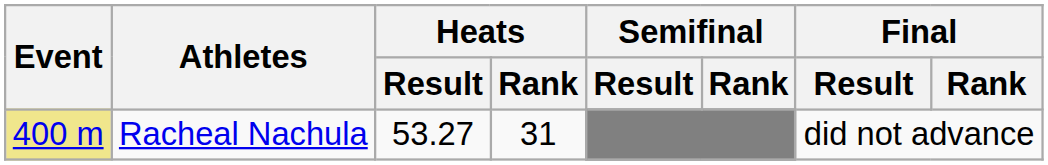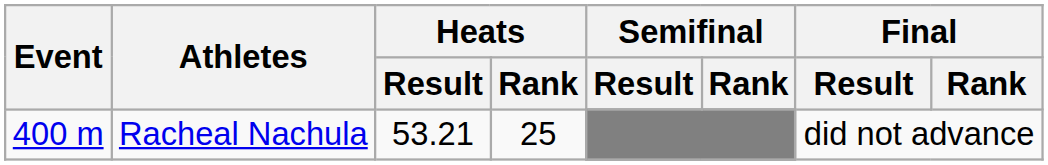(58, 135) khaki background -> (58, 135) no background
(433, 135) 53.27 -> (433, 135) 53.21
(538, 135) 31 -> (538, 135) 25
